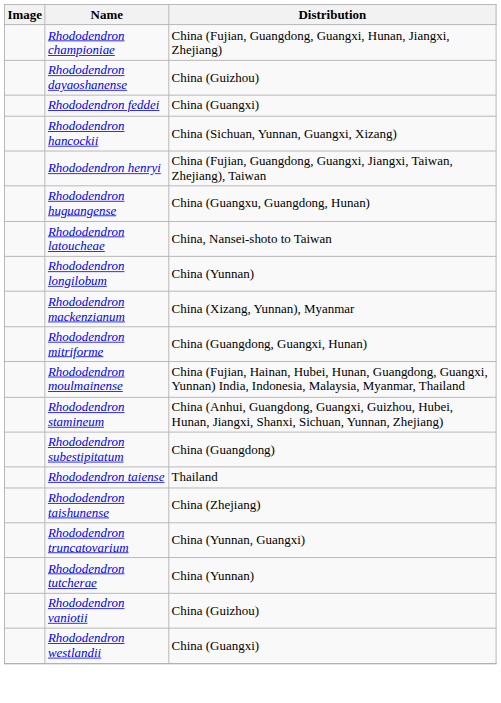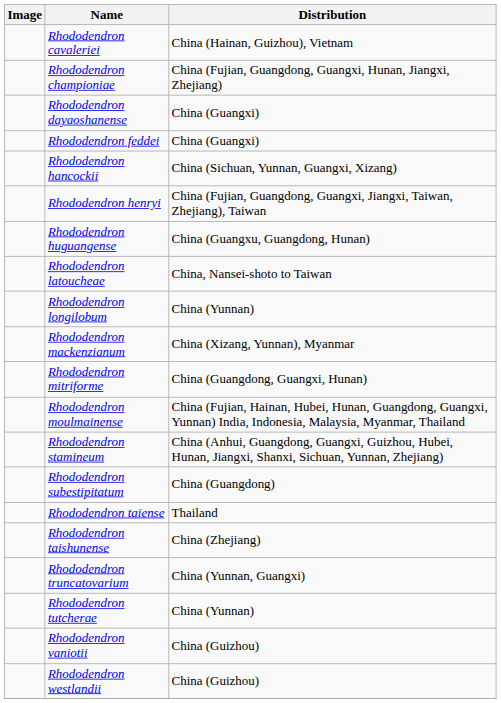+ row: (86, 42)
(215, 77) China (Guizhou) -> (215, 112) China (Guangxi)
(215, 645) China (Guangxi) -> (215, 681) China (Guizhou)
